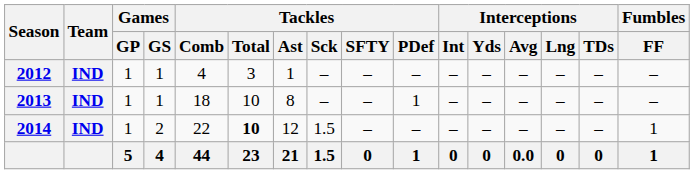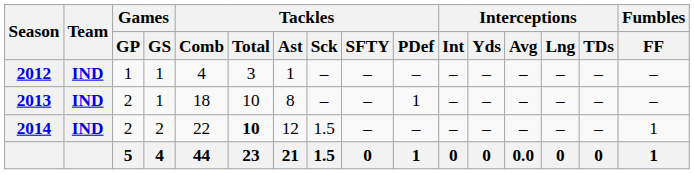(128, 100) 1 -> (128, 100) 2
(128, 127) 1 -> (128, 127) 2
